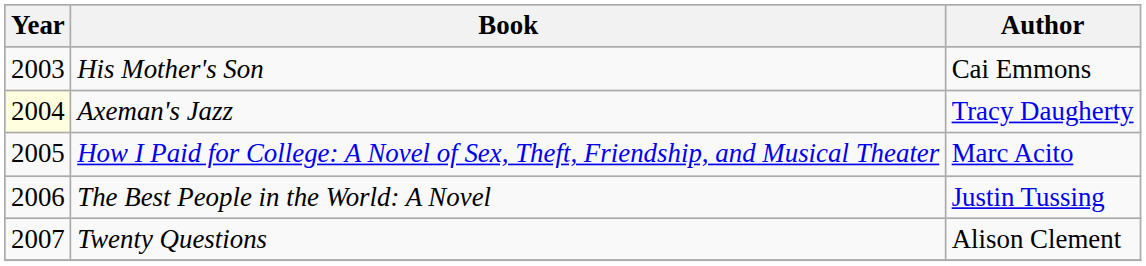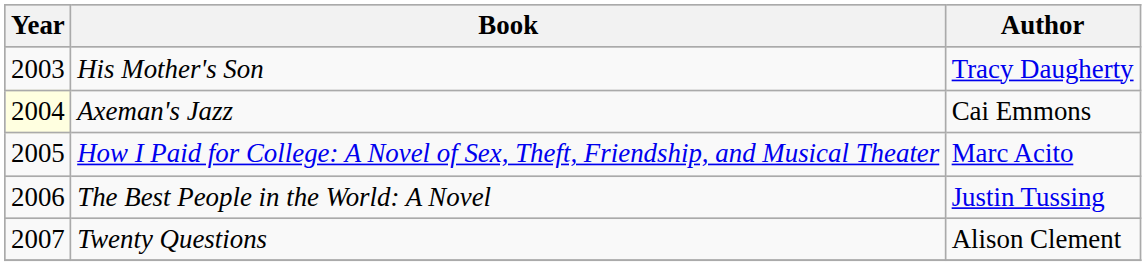(1021, 68) Cai Emmons -> (1043, 68) Tracy Daugherty
(1043, 111) Tracy Daugherty -> (1021, 111) Cai Emmons
